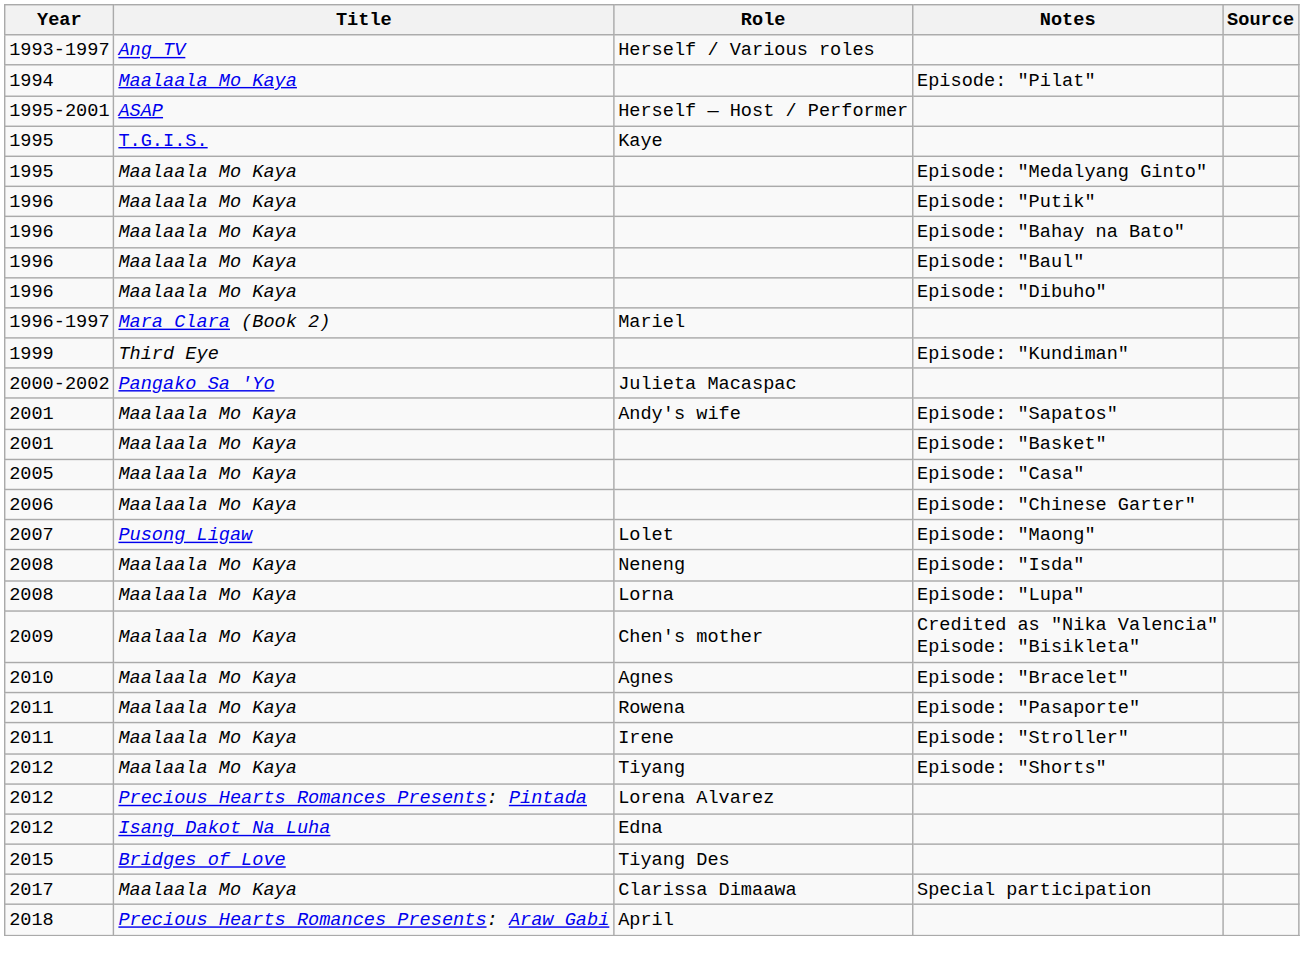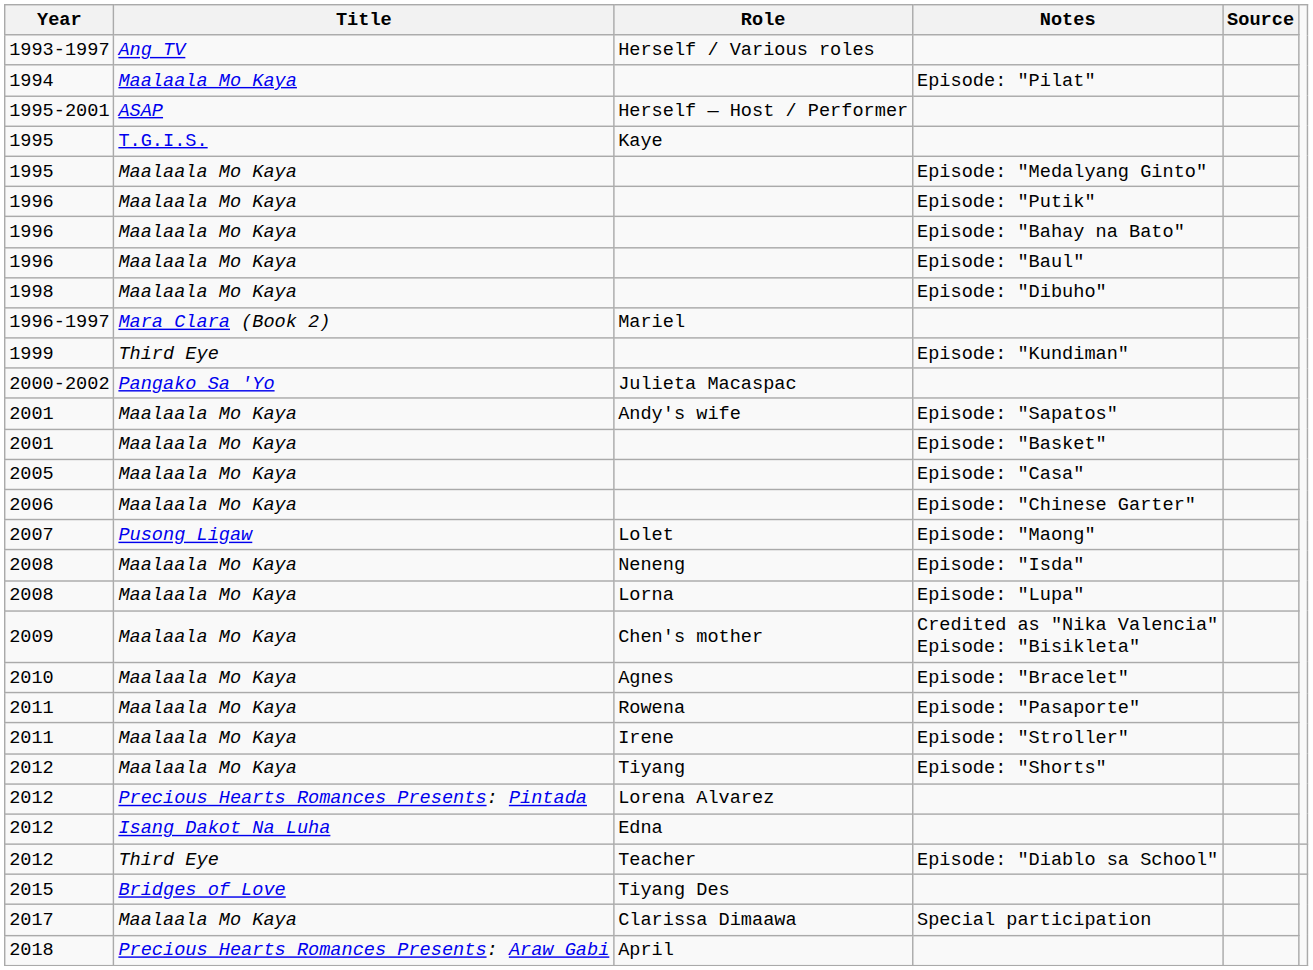(31, 293) 1996 -> (31, 293) 1998
+ row: (657, 859)
